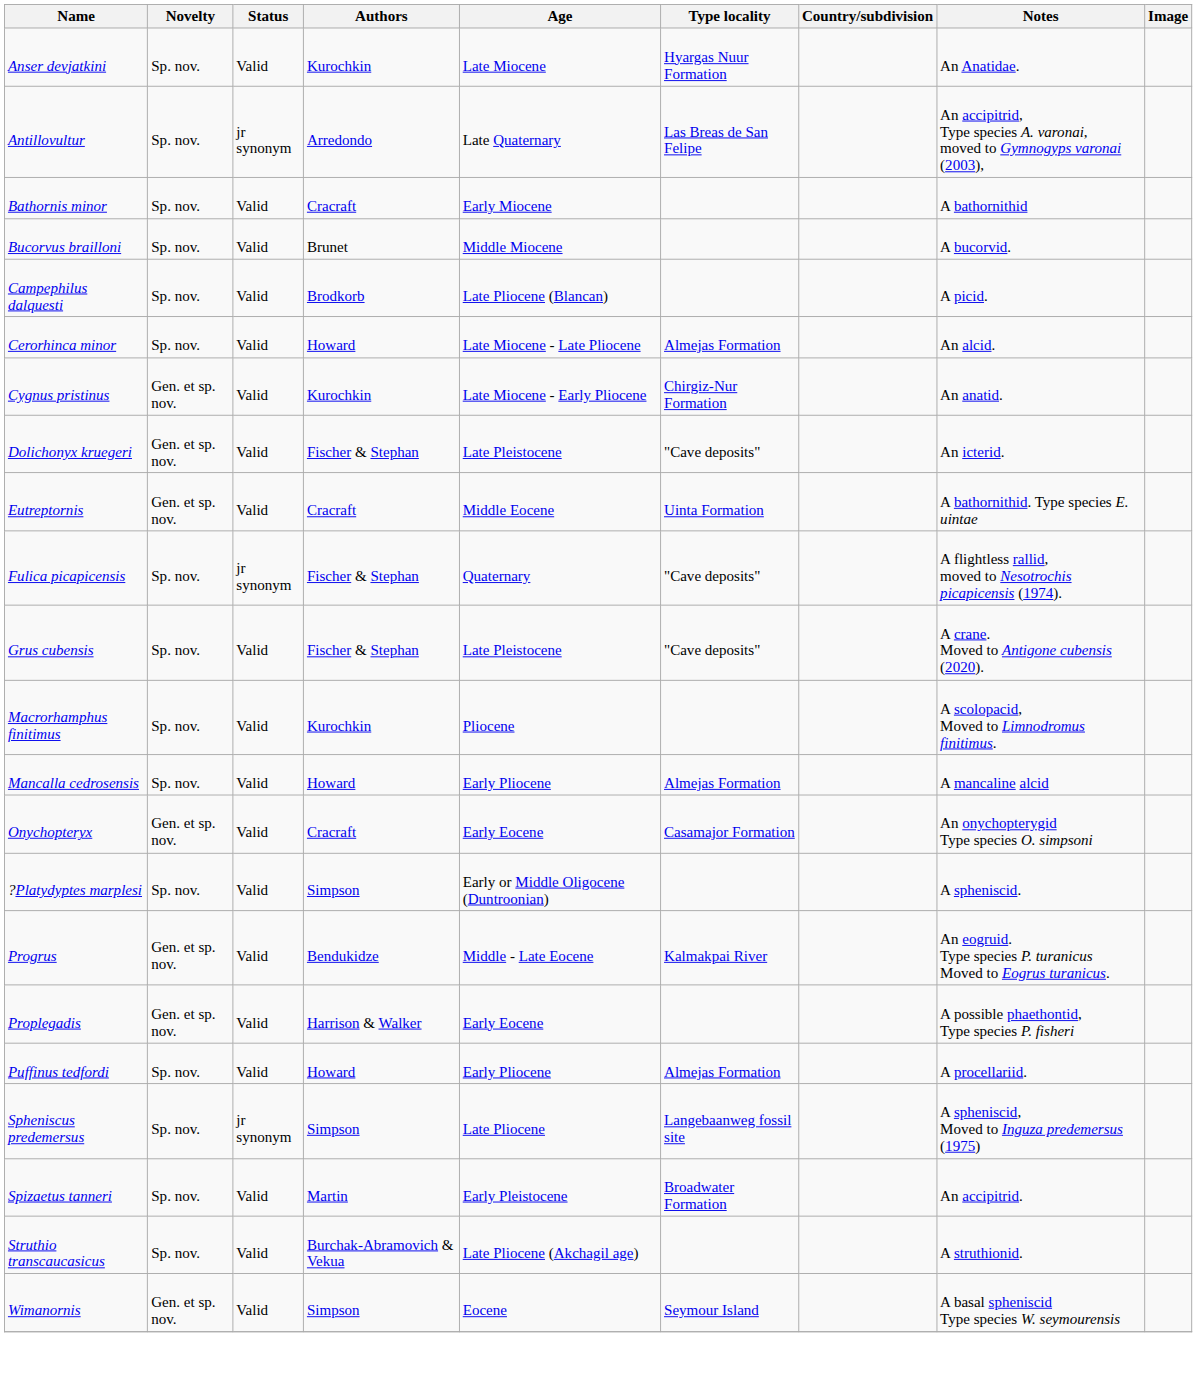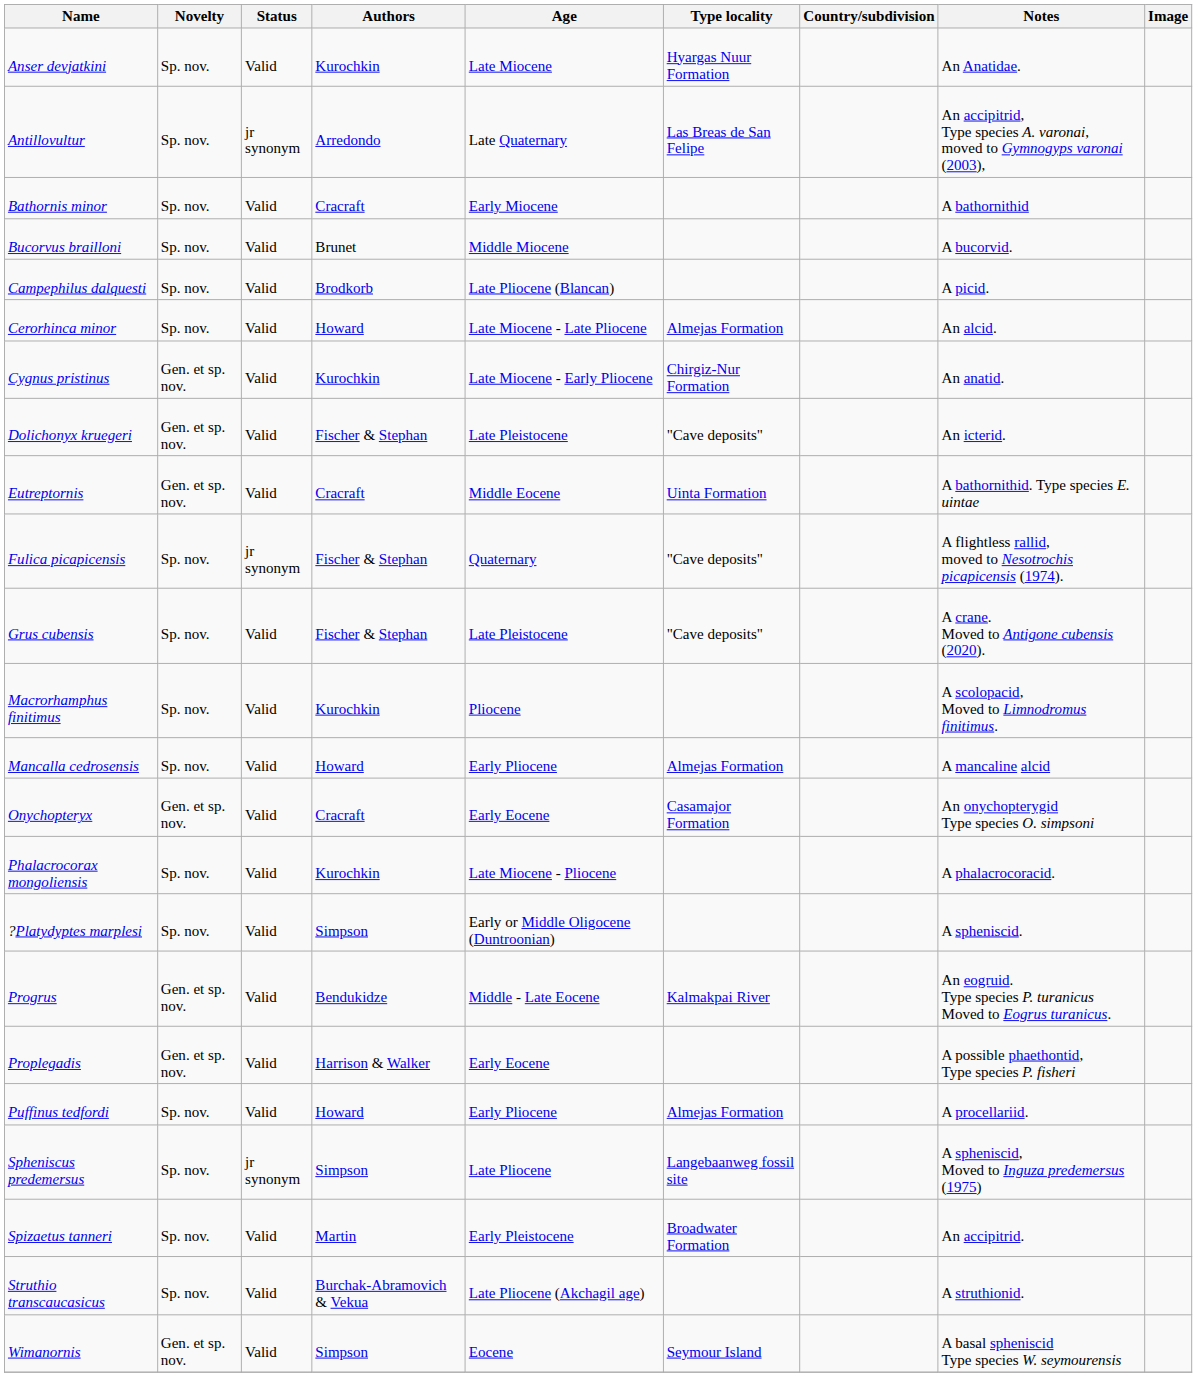+ row: (53, 873)
